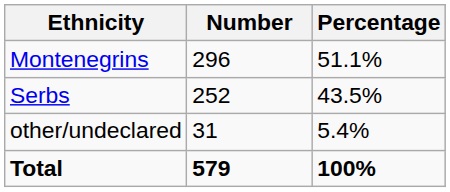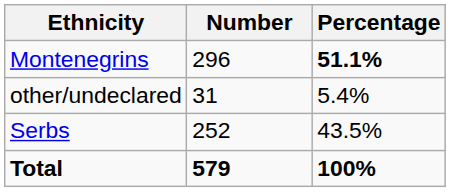(350, 58) normal -> (350, 58) bold
rows swapped: (40, 95) <-> (96, 131)
